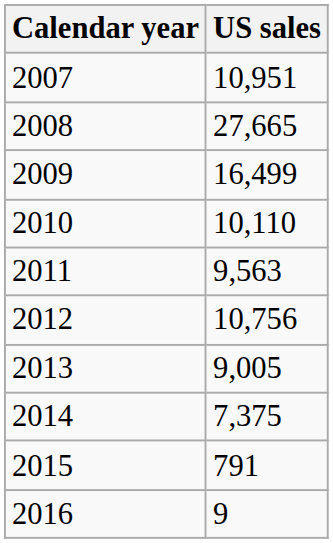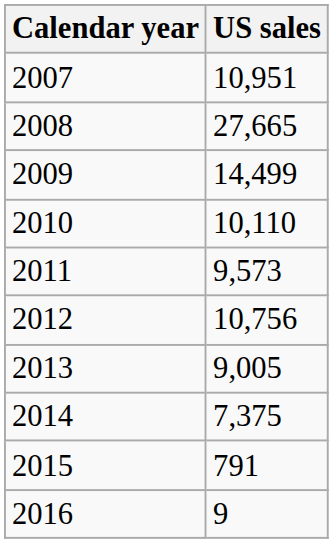(255, 174) 16,499 -> (255, 174) 14,499
(247, 271) 9,563 -> (247, 271) 9,573
